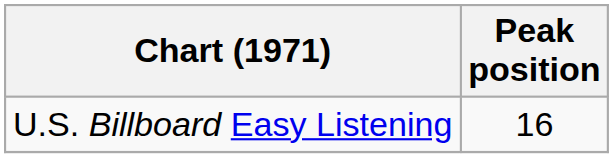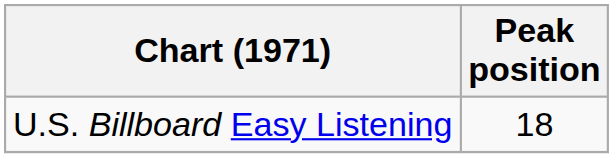(534, 123) 16 -> (534, 123) 18
